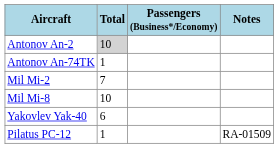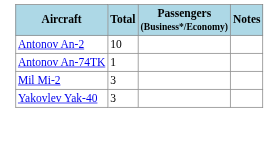(106, 44) lightgrey background -> (116, 44) no background
(103, 80) 7 -> (113, 80) 3
- row: (29, 98)
(103, 116) 6 -> (113, 98) 3
- row: (39, 134)
